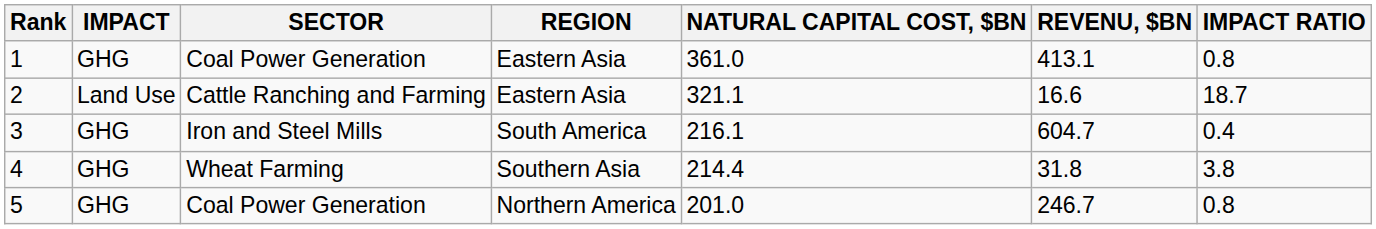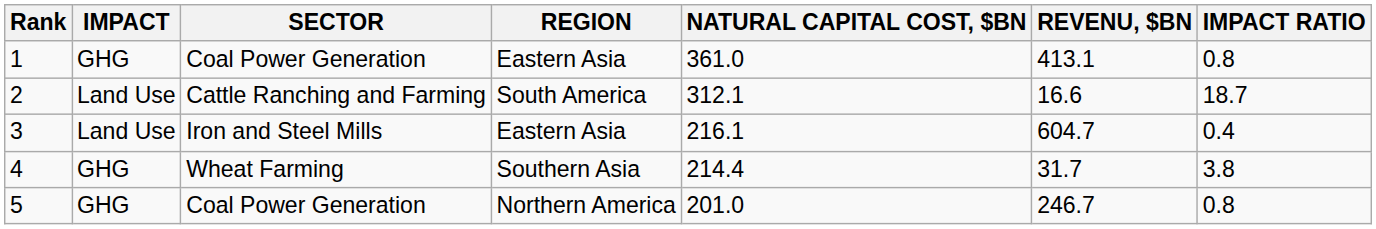(561, 95) Eastern Asia -> (571, 95) South America
(715, 95) 321.1 -> (715, 95) 312.1
(103, 132) GHG -> (126, 132) Land Use
(571, 132) South America -> (561, 132) Eastern Asia
(1060, 168) 31.8 -> (1060, 168) 31.7
